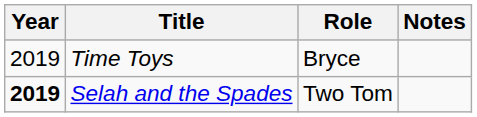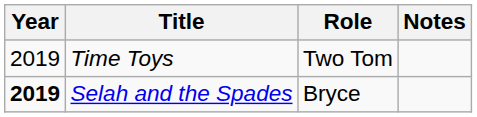(332, 58) Bryce -> (348, 58) Two Tom
(348, 93) Two Tom -> (332, 93) Bryce
